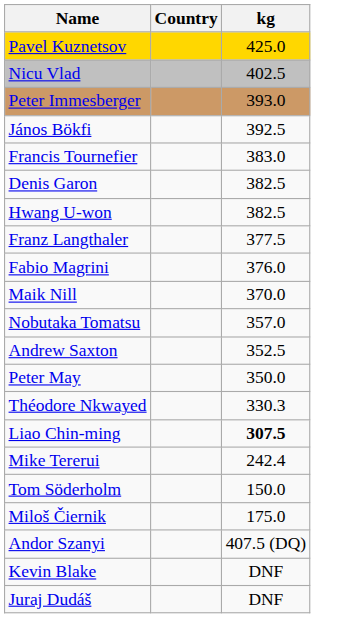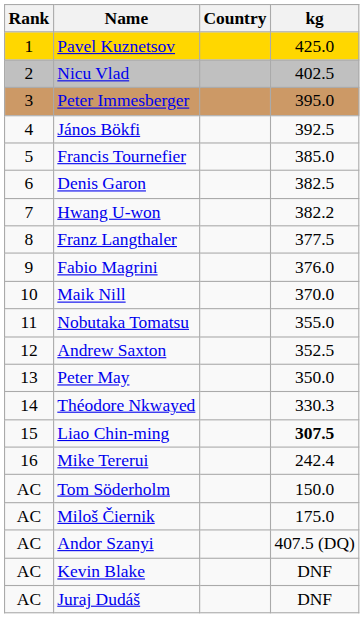+ column: (29, 18)
(266, 101) 393.0 -> (315, 101) 395.0
(266, 156) 383.0 -> (315, 156) 385.0
(266, 211) 382.5 -> (315, 211) 382.2
(266, 322) 357.0 -> (315, 322) 355.0
